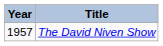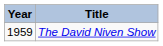(20, 32) 1957 -> (20, 32) 1959
